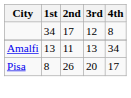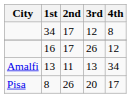+ row: (49, 48)
